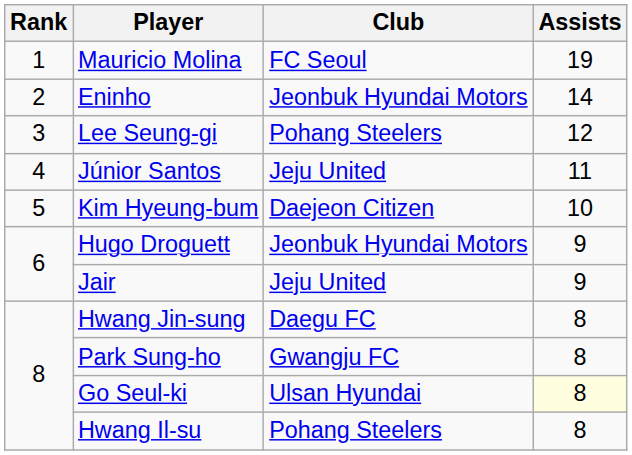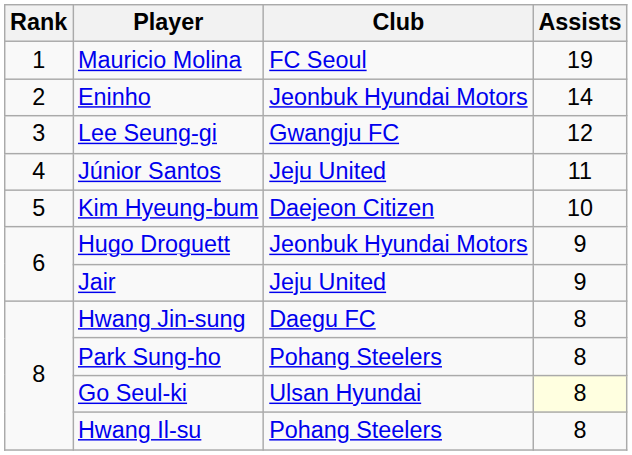(356, 134) Pohang Steelers -> (334, 134) Gwangju FC
(334, 356) Gwangju FC -> (356, 356) Pohang Steelers
